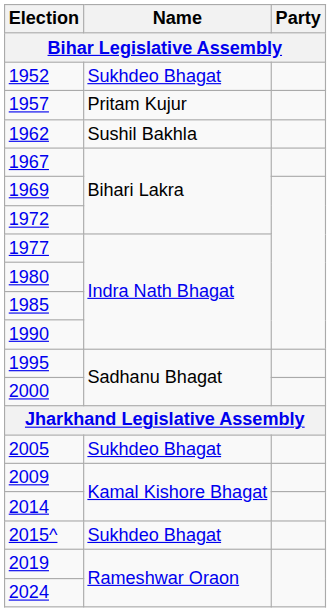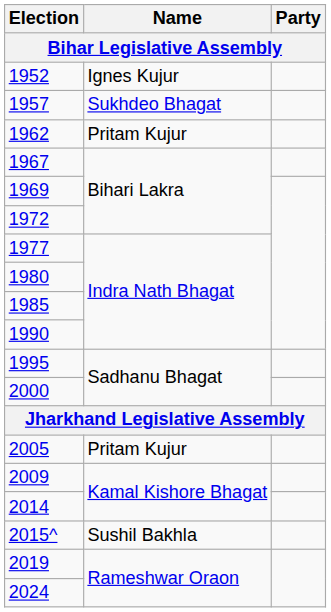(154, 76) Sukhdeo Bhagat -> (133, 76) Ignes Kujur
(137, 104) Pritam Kujur -> (154, 104) Sukhdeo Bhagat
(142, 133) Sushil Bakhla -> (137, 133) Pritam Kujur
(154, 448) Sukhdeo Bhagat -> (137, 448) Pritam Kujur
(154, 534) Sukhdeo Bhagat -> (142, 534) Sushil Bakhla
